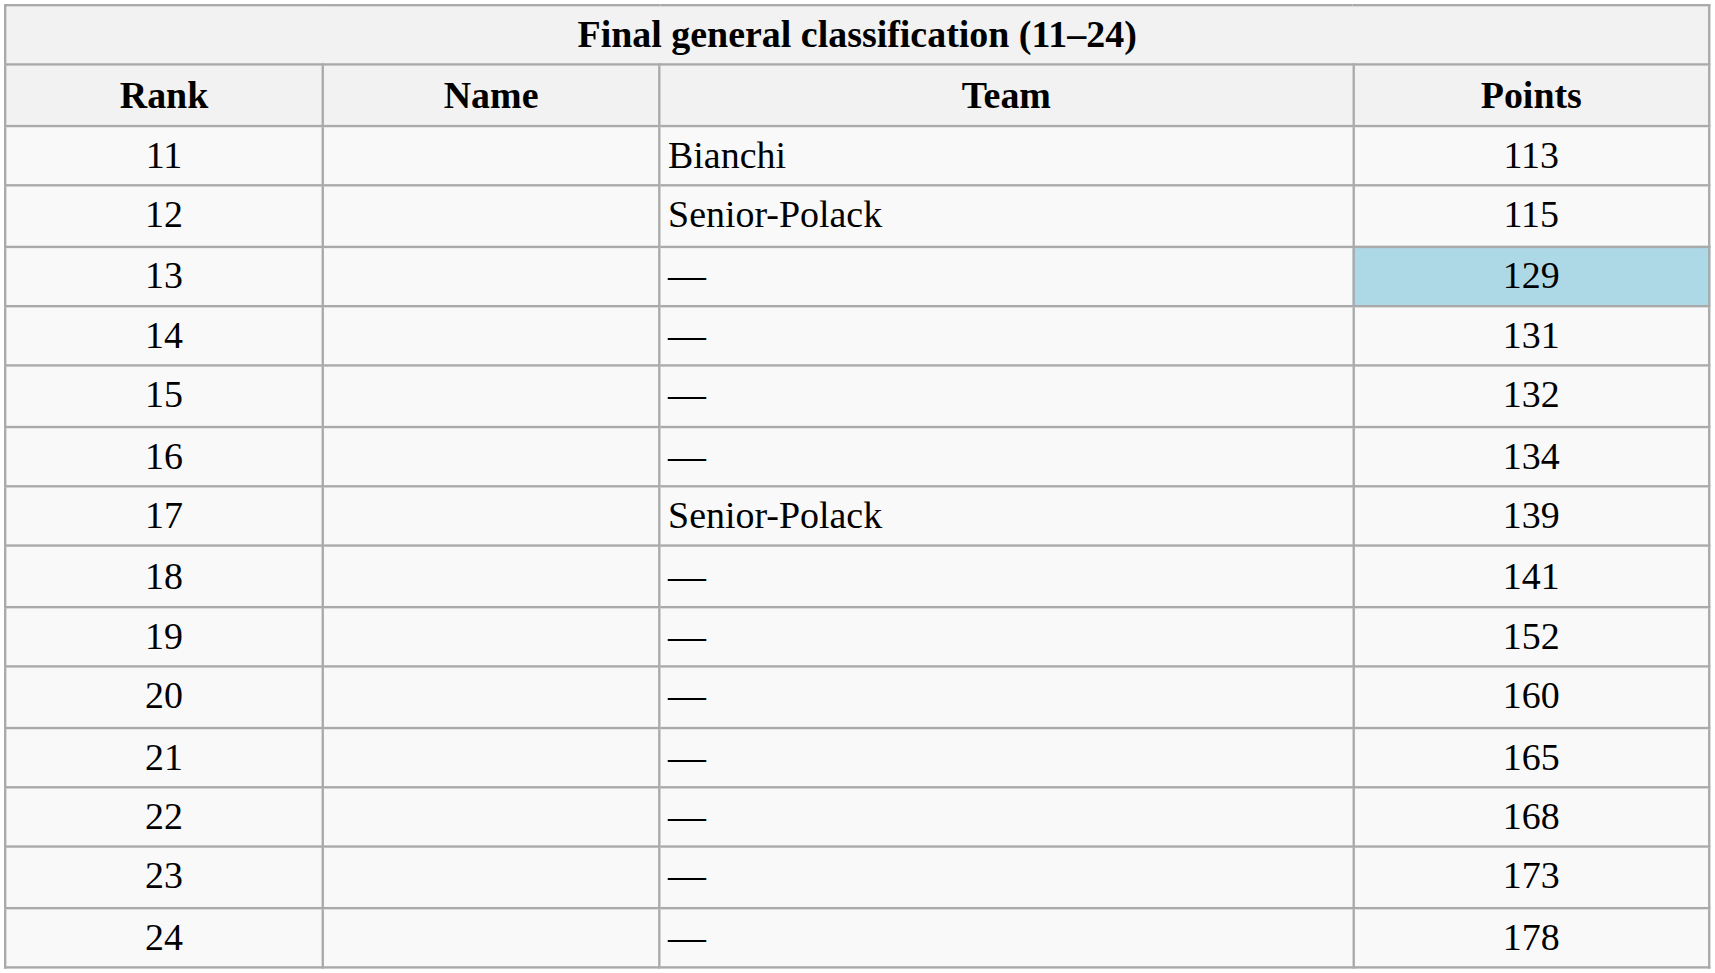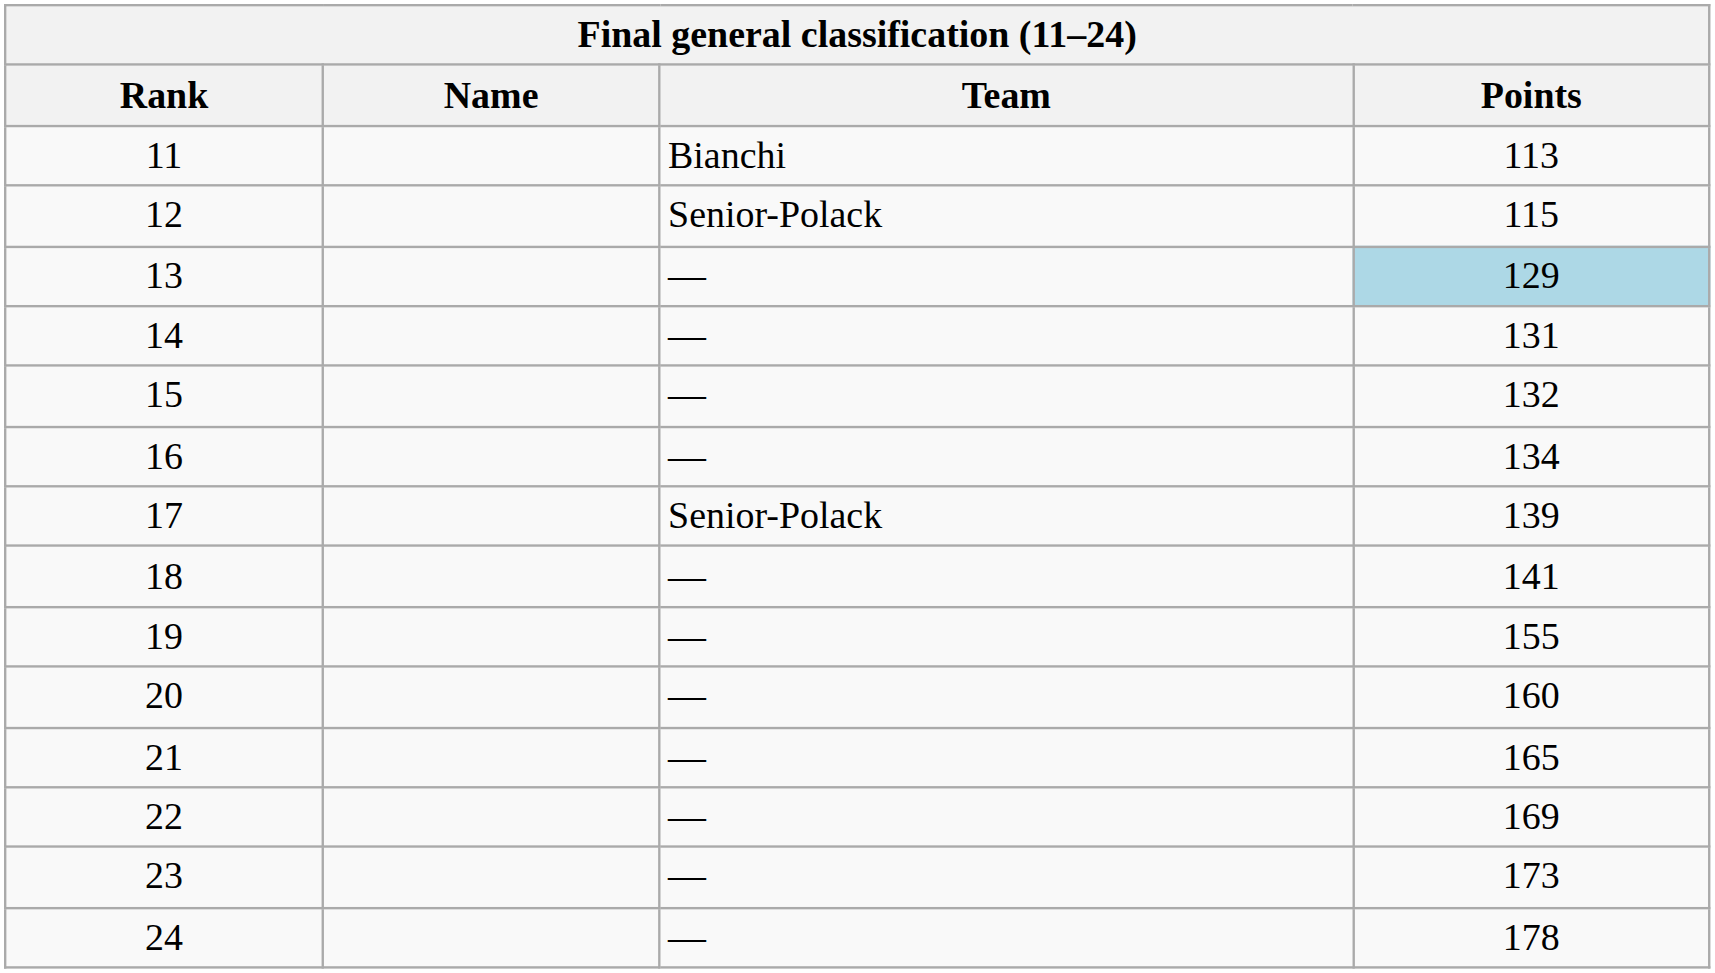(1531, 635) 152 -> (1531, 635) 155
(1531, 816) 168 -> (1531, 816) 169
